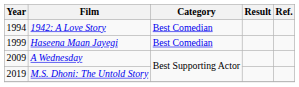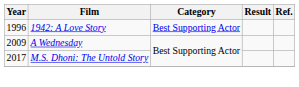(16, 27) 1994 -> (16, 27) 1996
(183, 27) Best Comedian -> (196, 27) Best Supporting Actor
- row: (74, 43)
(16, 74) 2019 -> (16, 58) 2017
